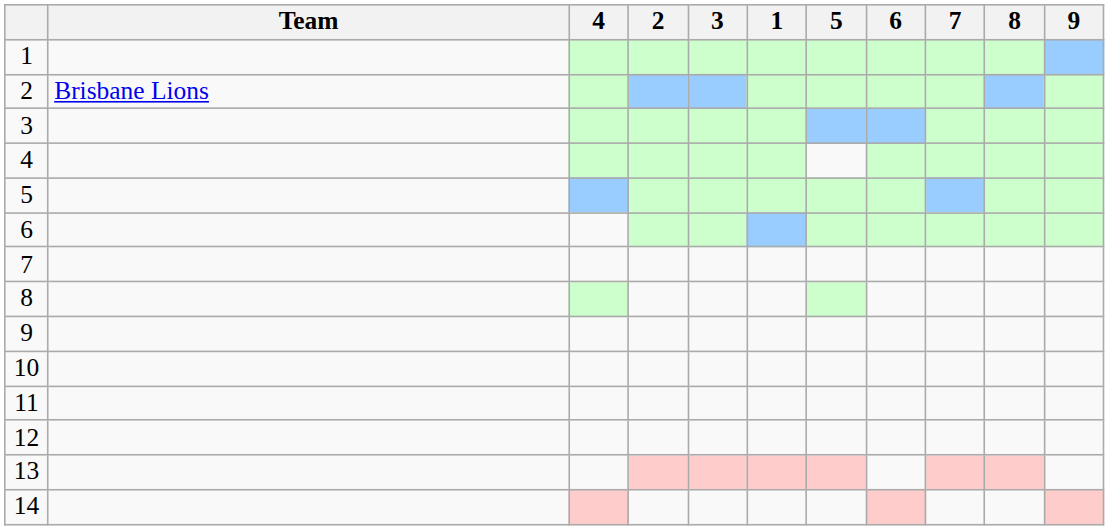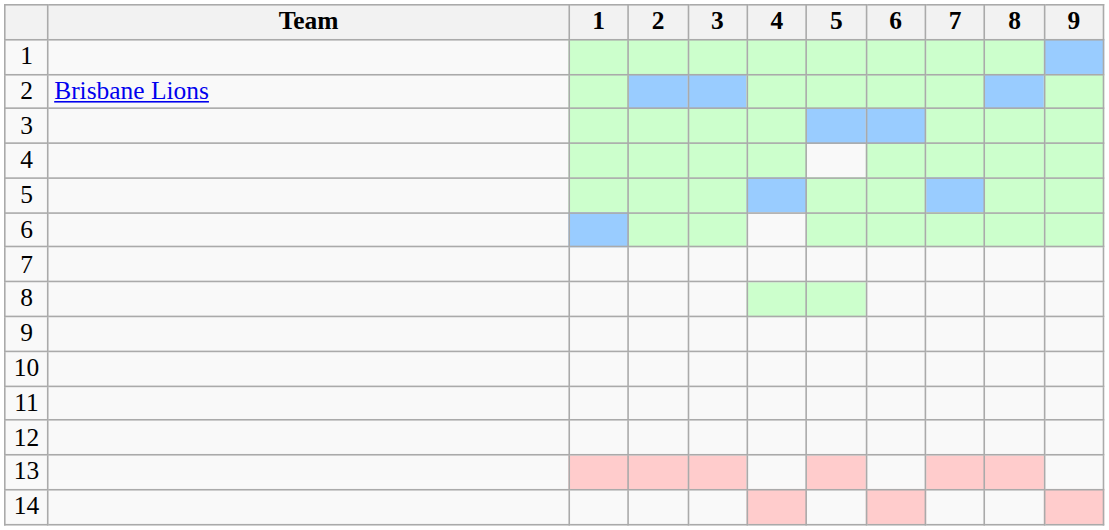columns swapped: (777, 21) <-> (599, 21)
